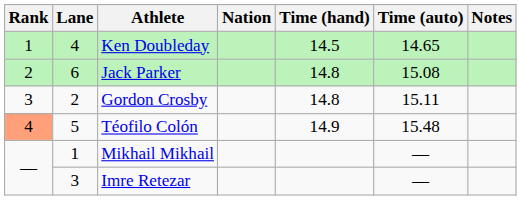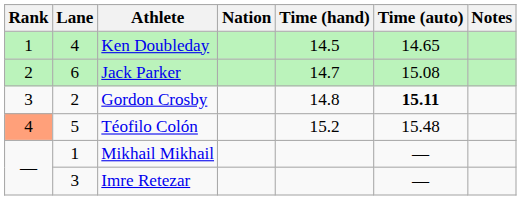(325, 72) 14.8 -> (325, 72) 14.7
(421, 99) normal -> (421, 99) bold
(325, 126) 14.9 -> (325, 126) 15.2
